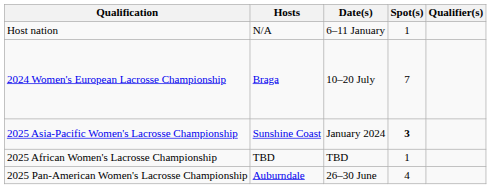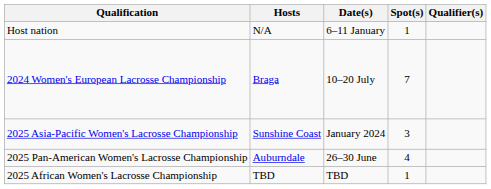(407, 134) bold -> (407, 134) normal
rows swapped: (127, 175) <-> (112, 157)
